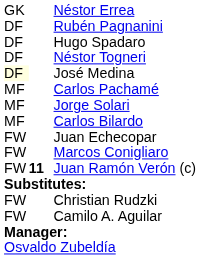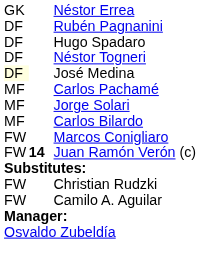- row: (105, 137)
(36, 168) 11 -> (37, 152) 14
